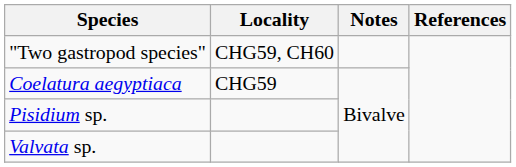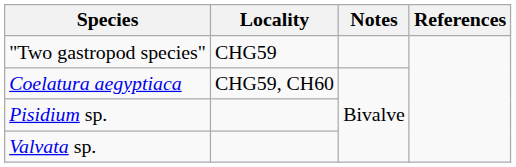(275, 51) CHG59, CH60 -> (246, 51) CHG59
(246, 83) CHG59 -> (275, 83) CHG59, CH60
